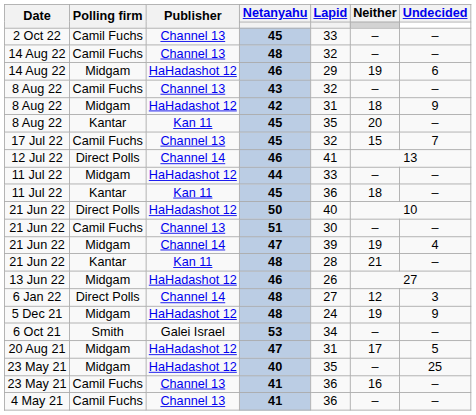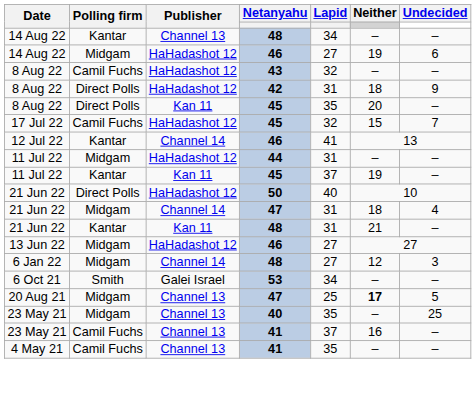- row: (37, 36)
(108, 54) Camil Fuchs -> (108, 36) Kantar
(330, 54) 32 -> (330, 36) 34
(330, 71) 29 -> (330, 54) 27
(193, 89) Channel 13 -> (193, 71) HaHadashot 12
(108, 106) Midgam -> (108, 89) Direct Polls
(108, 123) Kantar -> (108, 106) Direct Polls
(193, 141) Channel 13 -> (193, 123) HaHadashot 12
(108, 158) Direct Polls -> (108, 141) Kantar
(330, 175) 33 -> (330, 158) 31
(330, 193) 36 -> (330, 175) 37
(375, 193) 18 -> (375, 175) 19
- row: (37, 228)
(330, 245) 39 -> (330, 210) 31
(375, 245) 19 -> (375, 210) 18
(330, 262) 28 -> (330, 228) 31
(330, 280) 26 -> (330, 245) 27
(108, 297) Direct Polls -> (108, 262) Midgam
- row: (37, 314)
(193, 349) HaHadashot 12 -> (193, 297) Channel 13
(330, 349) 31 -> (330, 297) 25
(375, 349) normal -> (375, 297) bold
(193, 367) HaHadashot 12 -> (193, 314) Channel 13
(330, 384) 36 -> (330, 332) 37
(330, 401) 36 -> (330, 349) 35
